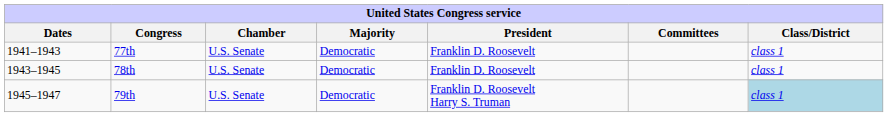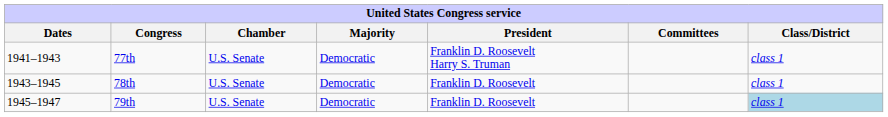(483, 51) Franklin D. Roosevelt -> (483, 58) Franklin D. Roosevelt Harry S. Truman
(483, 95) Franklin D. Roosevelt Harry S. Truman -> (483, 102) Franklin D. Roosevelt
